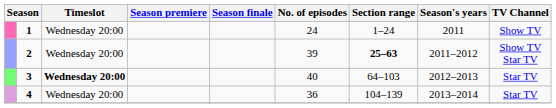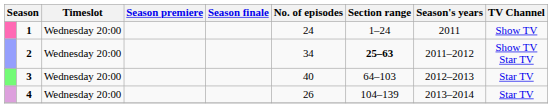(312, 53) 39 -> (308, 53) 34
(85, 77) bold -> (83, 77) normal
(312, 94) 36 -> (308, 94) 26
